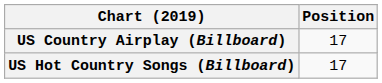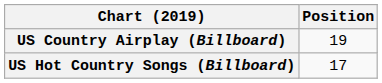(338, 41) 17 -> (338, 41) 19
